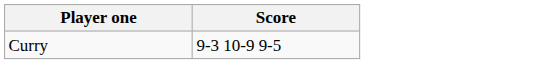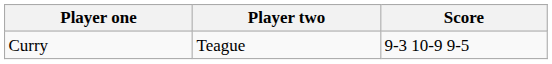+ column: (287, 17)
